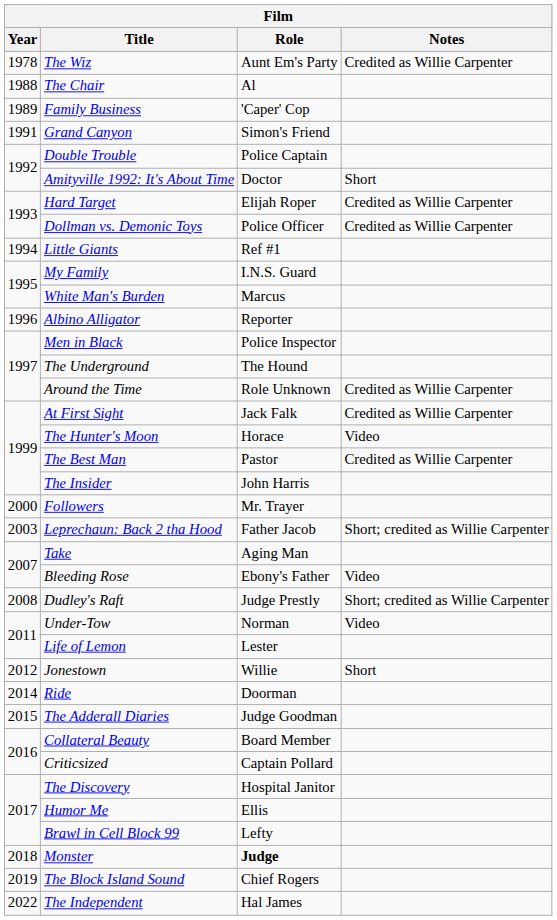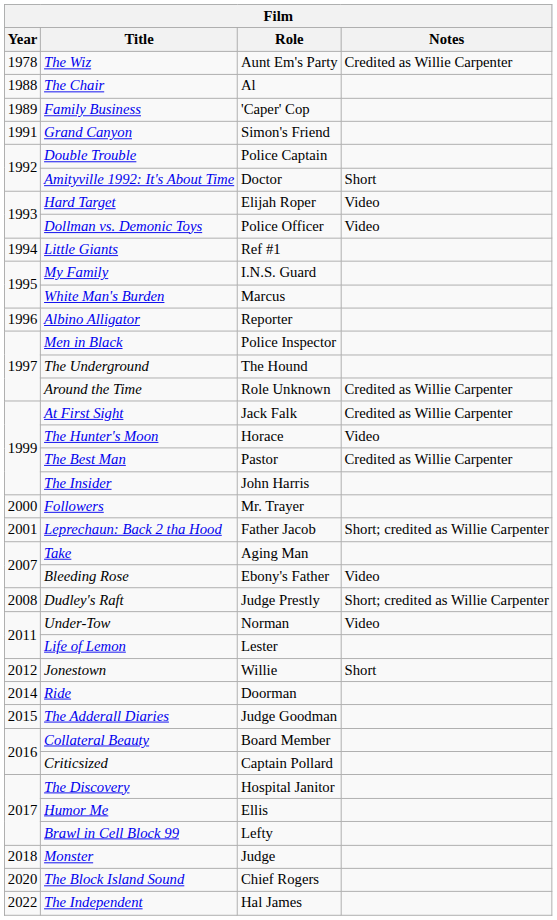(428, 202) Credited as Willie Carpenter -> (362, 202) Video
(428, 226) Credited as Willie Carpenter -> (362, 226) Video
(23, 529) 2003 -> (23, 529) 2001
(260, 856) bold -> (258, 856) normal
(23, 879) 2019 -> (23, 879) 2020
